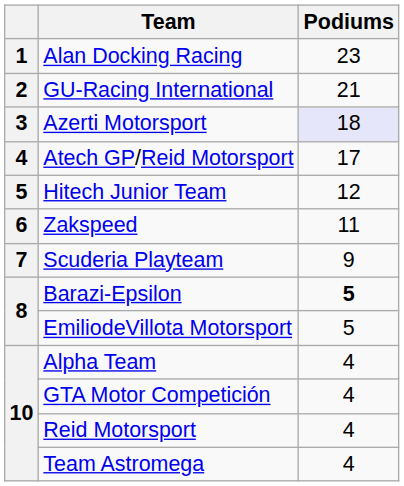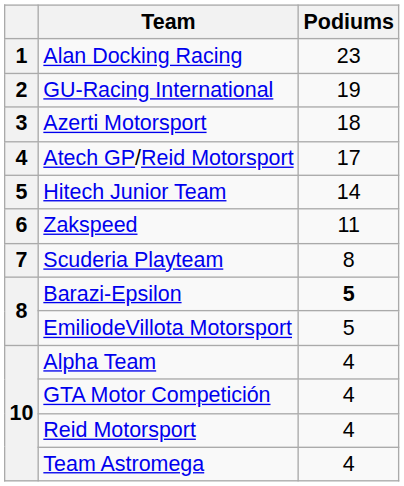(349, 89) 21 -> (349, 89) 19
(349, 123) lavender background -> (349, 123) no background
(349, 191) 12 -> (349, 191) 14
(349, 259) 9 -> (349, 259) 8
